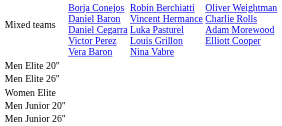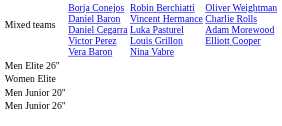- row: (32, 65)
